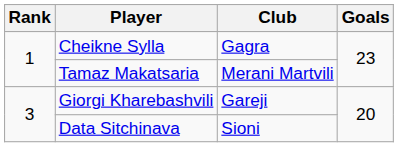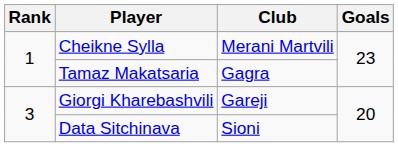(245, 45) Gagra -> (278, 45) Merani Martvili
(278, 73) Merani Martvili -> (245, 73) Gagra
